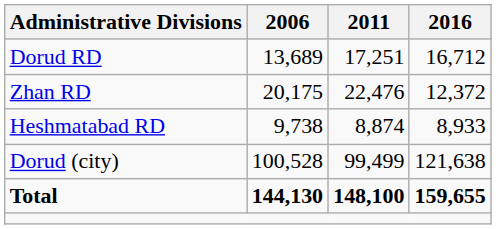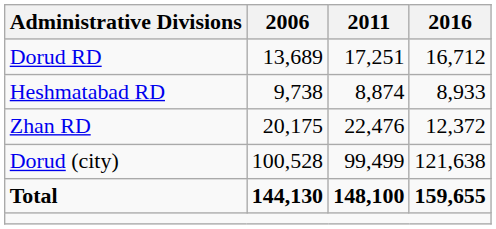rows swapped: (87, 126) <-> (50, 91)
